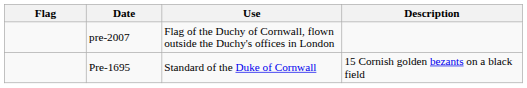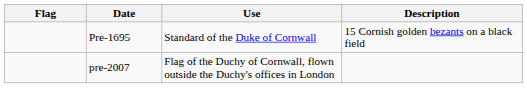rows swapped: (110, 67) <-> (109, 37)
